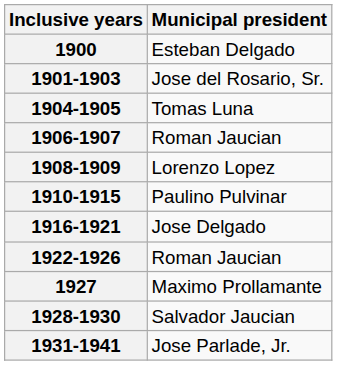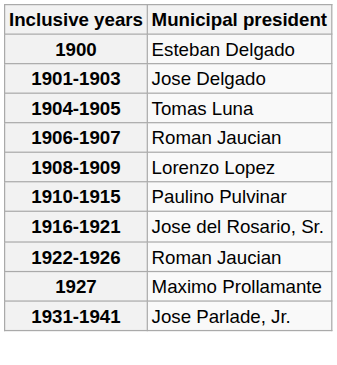(238, 79) Jose del Rosario, Sr. -> (209, 79) Jose Delgado
(209, 227) Jose Delgado -> (238, 227) Jose del Rosario, Sr.
- row: (76, 316)
